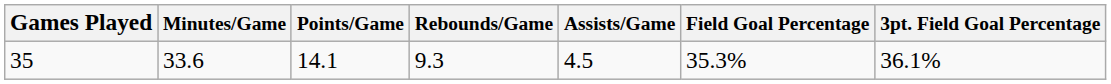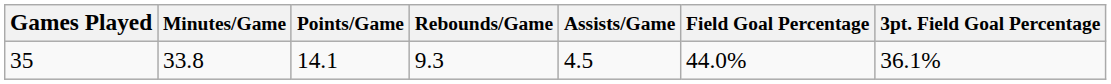(183, 60) 33.6 -> (183, 60) 33.8
(716, 60) 35.3% -> (716, 60) 44.0%
